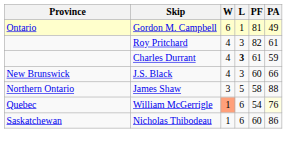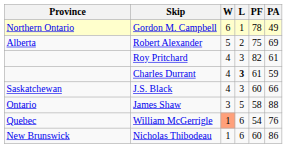(21, 27) Ontario -> (40, 27) Northern Ontario
(257, 27) 81 -> (257, 27) 78
+ row: (168, 43)
(38, 74) New Brunswick -> (34, 89) Saskatchewan
(40, 89) Northern Ontario -> (21, 105) Ontario
(273, 105) lightyellow background -> (273, 120) no background
(34, 120) Saskatchewan -> (38, 136) New Brunswick
